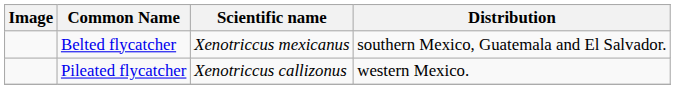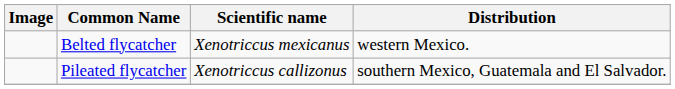(512, 44) southern Mexico, Guatemala and El Salvador. -> (413, 44) western Mexico.
(413, 71) western Mexico. -> (512, 71) southern Mexico, Guatemala and El Salvador.
